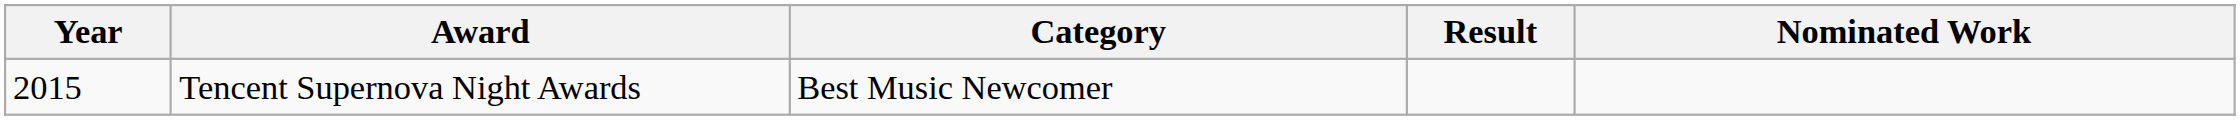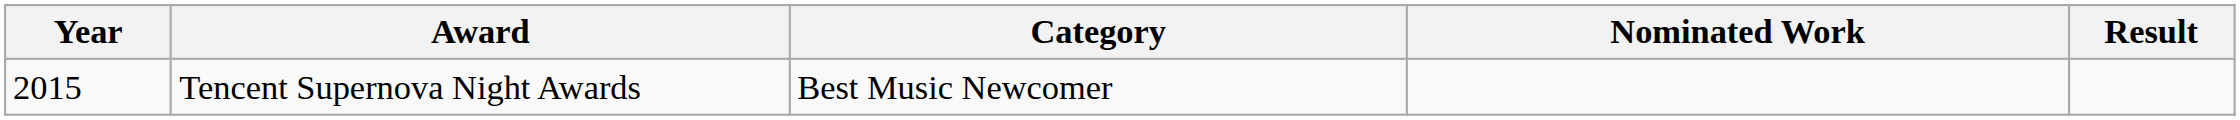columns swapped: (1904, 31) <-> (1490, 31)
